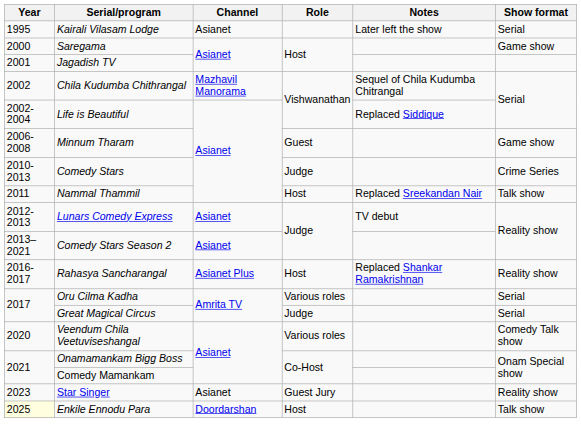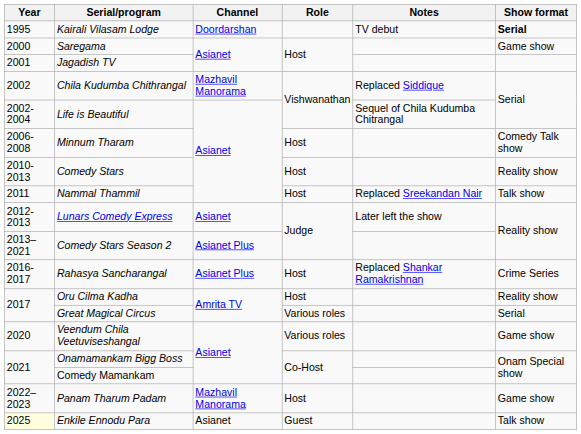(213, 29) Asianet -> (226, 29) Doordarshan
(398, 29) Later left the show -> (377, 29) TV debut
(511, 29) normal -> (512, 29) bold
(415, 85) Sequel of Chila Kudumba Chitrangal -> (400, 85) Replaced Siddique
(400, 114) Replaced Siddique -> (415, 114) Sequel of Chila Kudumba Chitrangal
(298, 143) Guest -> (295, 143) Host
(526, 143) Game show -> (528, 143) Comedy Talk show
(299, 171) Judge -> (295, 171) Host
(528, 171) Crime Series -> (528, 171) Reality show
(377, 217) TV debut -> (398, 217) Later left the show
(213, 245) Asianet -> (225, 245) Asianet Plus
(528, 274) Reality show -> (528, 274) Crime Series
(315, 297) Various roles -> (295, 297) Host
(511, 297) Serial -> (528, 297) Reality show
(299, 313) Judge -> (315, 313) Various roles
(528, 336) Comedy Talk show -> (526, 336) Game show
+ row: (111, 398)
- row: (83, 392)
(226, 409) Doordarshan -> (213, 421) Asianet
(295, 409) Host -> (298, 421) Guest
